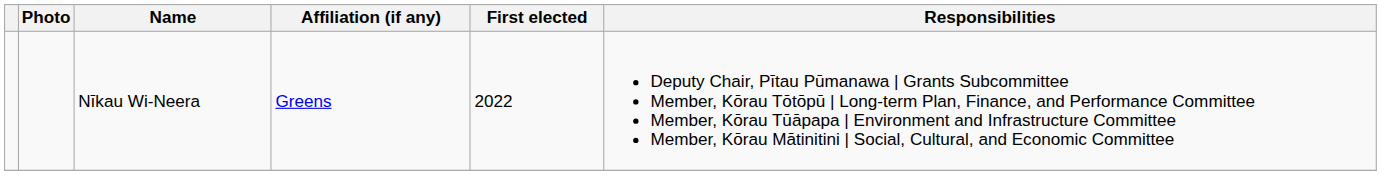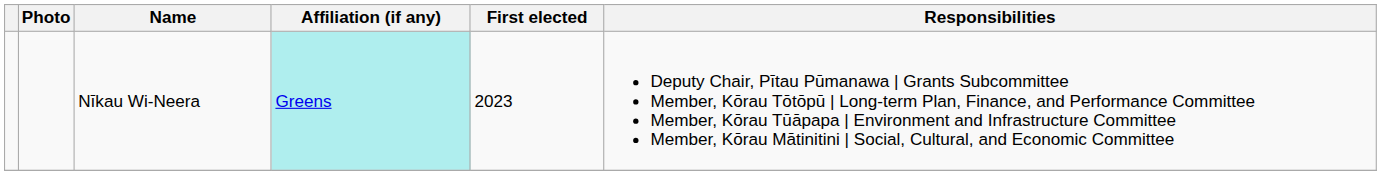(303, 100) no background -> (303, 100) paleturquoise background
(493, 100) 2022 -> (493, 100) 2023
